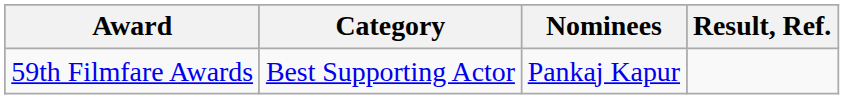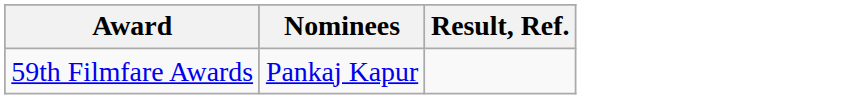- column: (390, 26)
